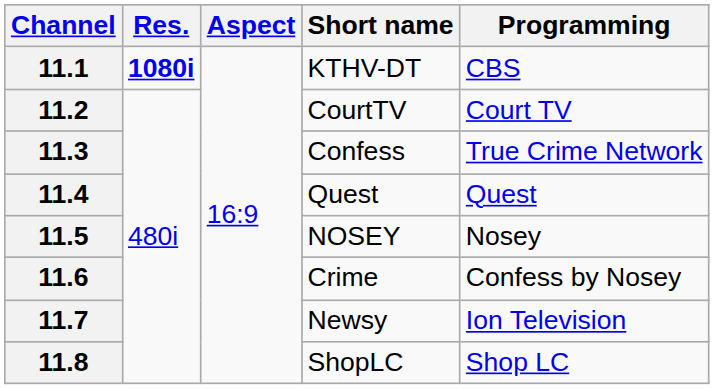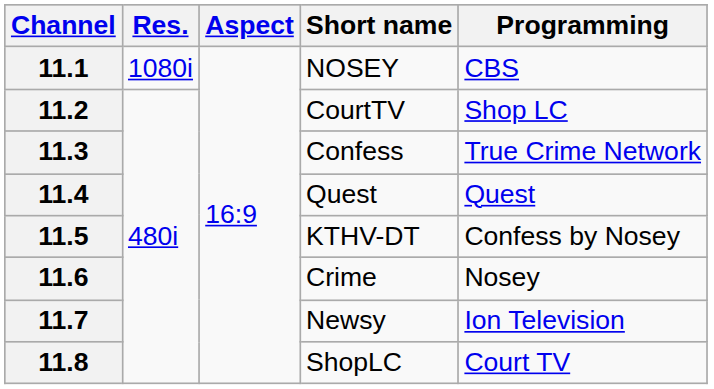(161, 67) bold -> (160, 67) normal
(364, 67) KTHV-DT -> (353, 67) NOSEY
(519, 109) Court TV -> (516, 109) Shop LC
(354, 236) NOSEY -> (363, 236) KTHV-DT
(504, 236) Nosey -> (572, 236) Confess by Nosey
(574, 278) Confess by Nosey -> (502, 278) Nosey
(518, 362) Shop LC -> (517, 362) Court TV
